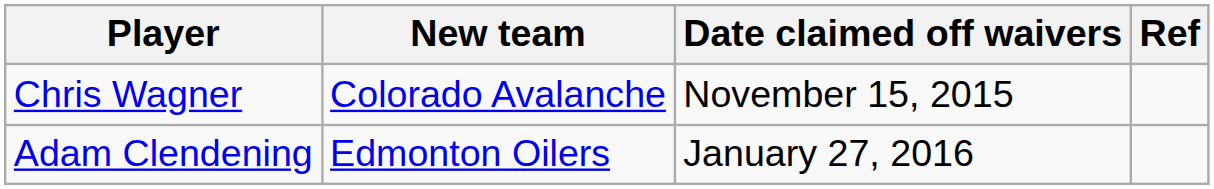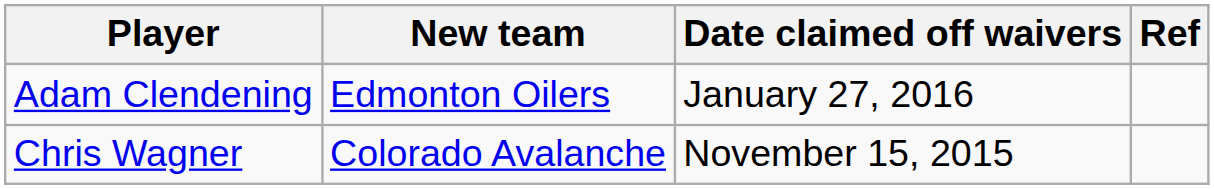rows swapped: (128, 93) <-> (163, 153)
